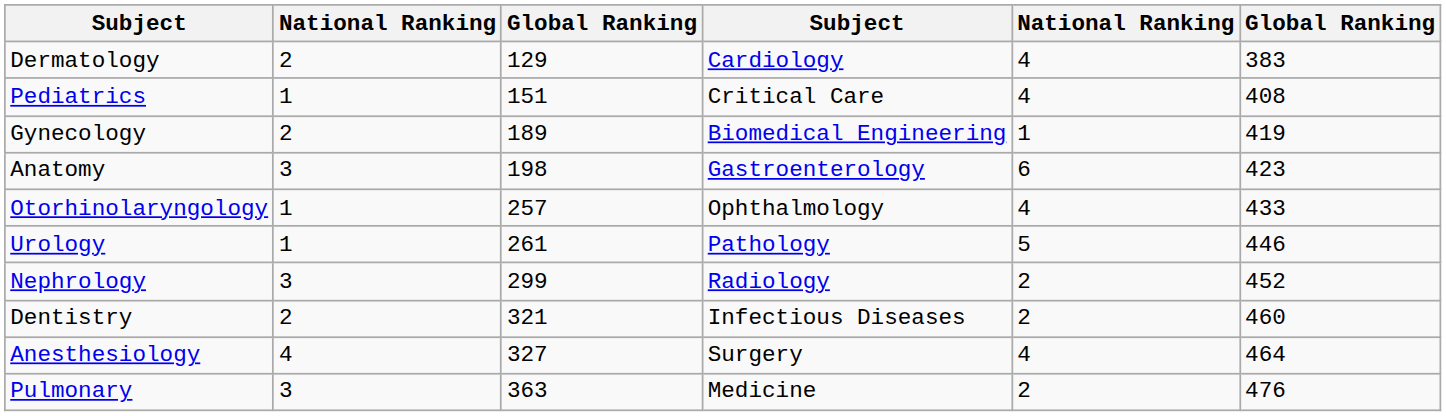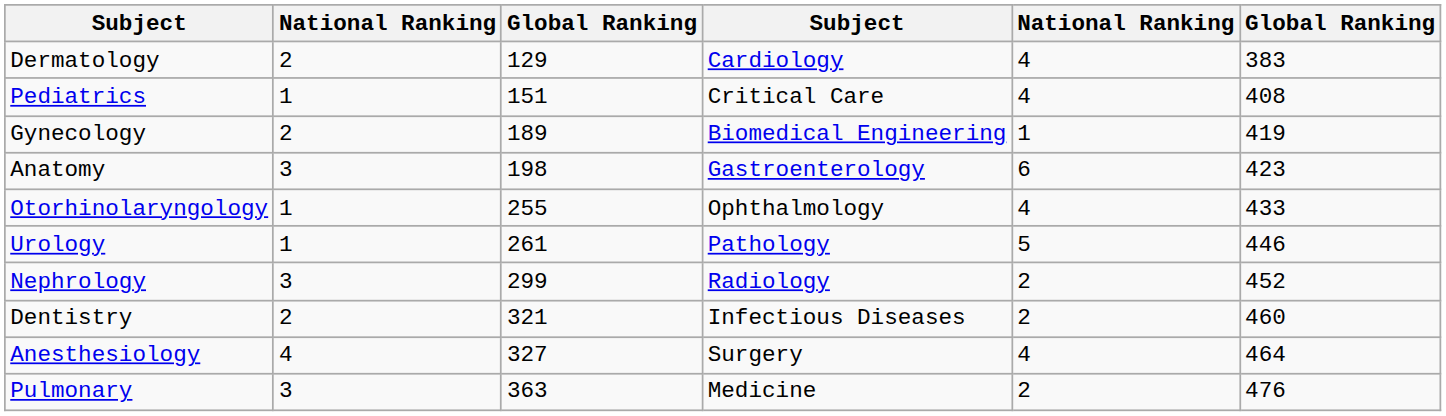(527, 208) 257 -> (527, 208) 255
